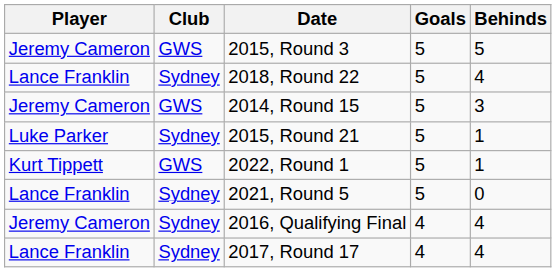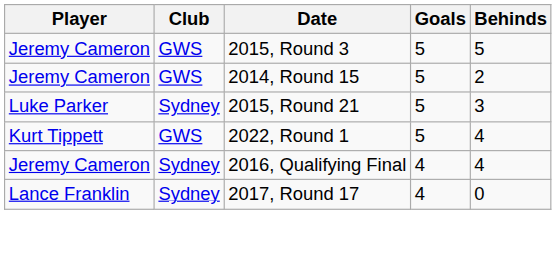- row: (294, 77)
(479, 106) 3 -> (479, 77) 2
(479, 135) 1 -> (479, 106) 3
(479, 164) 1 -> (479, 135) 4
- row: (289, 194)
(479, 252) 4 -> (479, 194) 0
